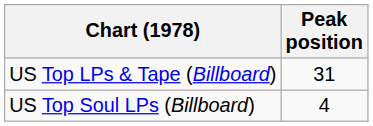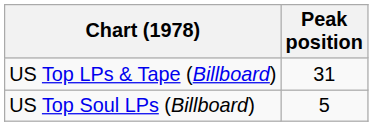(324, 105) 4 -> (324, 105) 5
